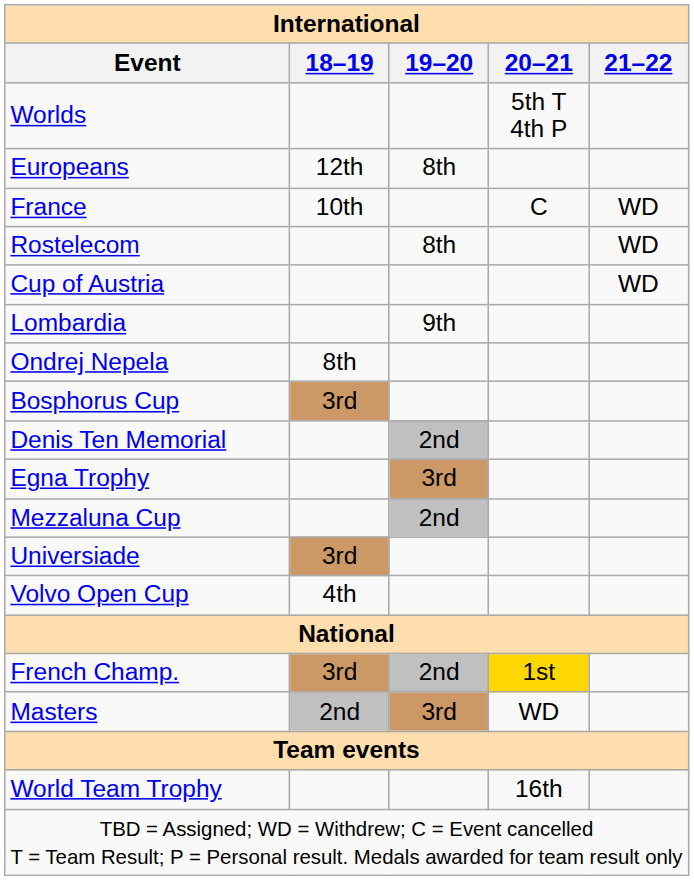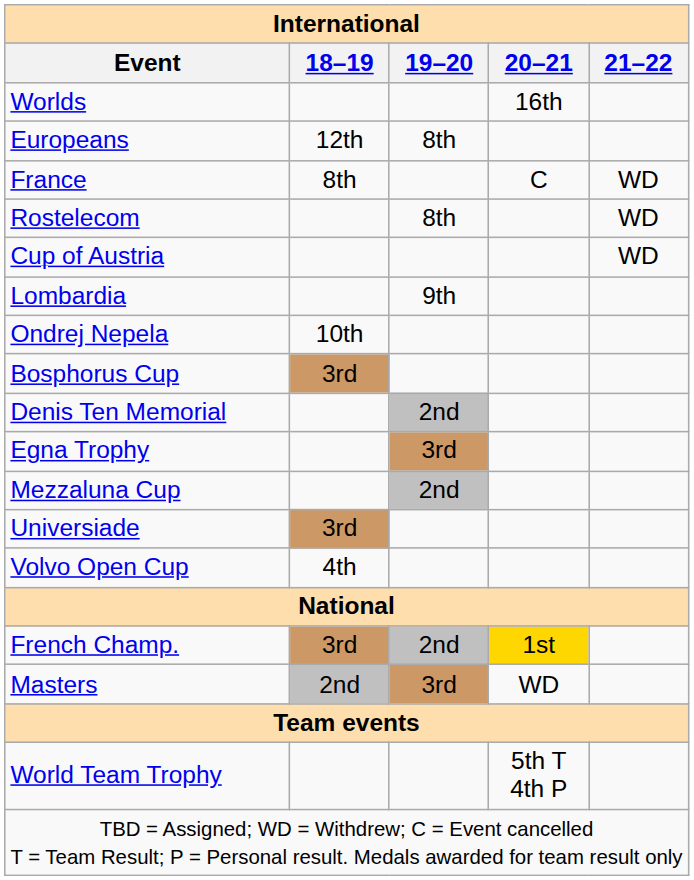(539, 115) 5th T 4th P -> (539, 101) 16th
(340, 206) 10th -> (340, 179) 8th
(340, 362) 8th -> (340, 334) 10th
(539, 789) 16th -> (539, 775) 5th T 4th P
